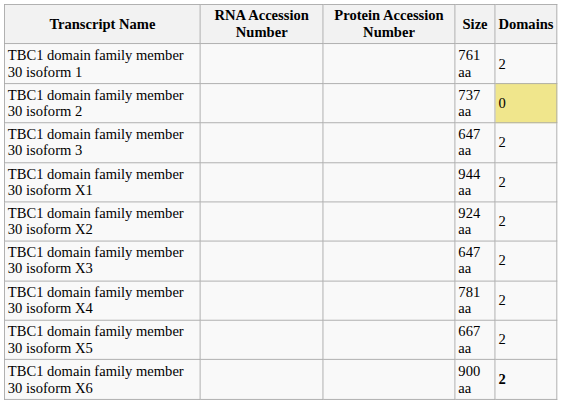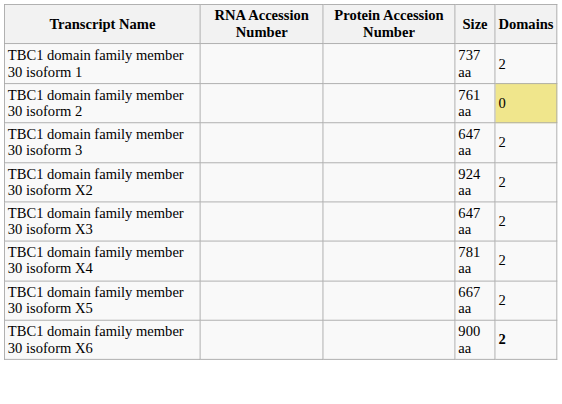(469, 63) 761 aa -> (469, 63) 737 aa
(469, 103) 737 aa -> (469, 103) 761 aa
- row: (96, 182)
